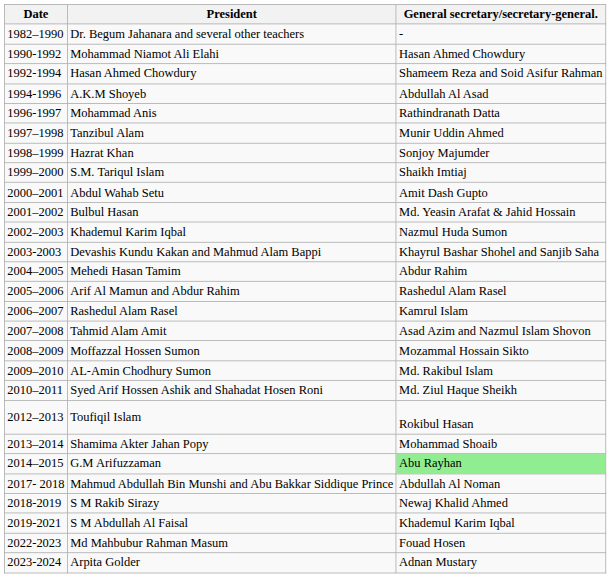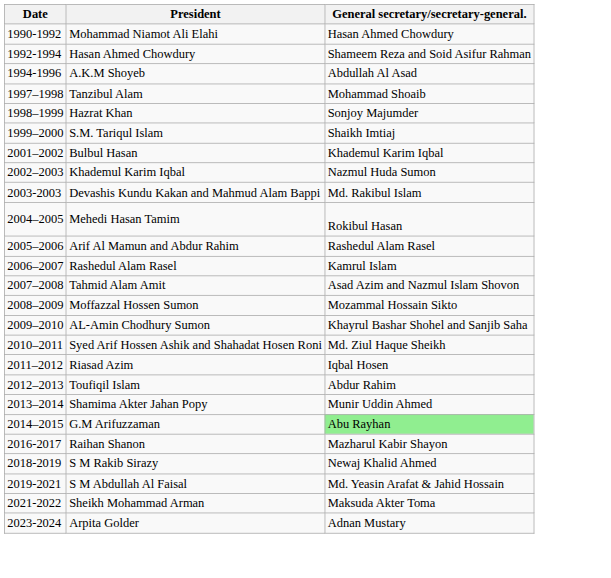- row: (187, 34)
- row: (113, 113)
(451, 133) Munir Uddin Ahmed -> (377, 93) Mohammad Shoaib
- row: (117, 192)
(487, 212) Md. Yeasin Arafat & Jahid Hossain -> (386, 152) Khademul Karim Iqbal
(499, 251) Khayrul Bashar Shohel and Sanjib Saha -> (375, 192) Md. Rakibul Islam
(433, 271) Abdur Rahim -> (365, 226) Rokibul Hasan
(446, 370) Md. Rakibul Islam -> (428, 325) Khayrul Bashar Shohel and Sanjib Saha
+ row: (101, 364)
(436, 424) Rokibul Hasan -> (362, 384) Abdur Rahim
(448, 444) Mohammad Shoaib -> (380, 404) Munir Uddin Ahmed
+ row: (107, 444)
- row: (232, 483)
(457, 523) Khademul Karim Iqbal -> (416, 483) Md. Yeasin Arafat & Jahid Hossain
+ row: (137, 503)
- row: (149, 543)
